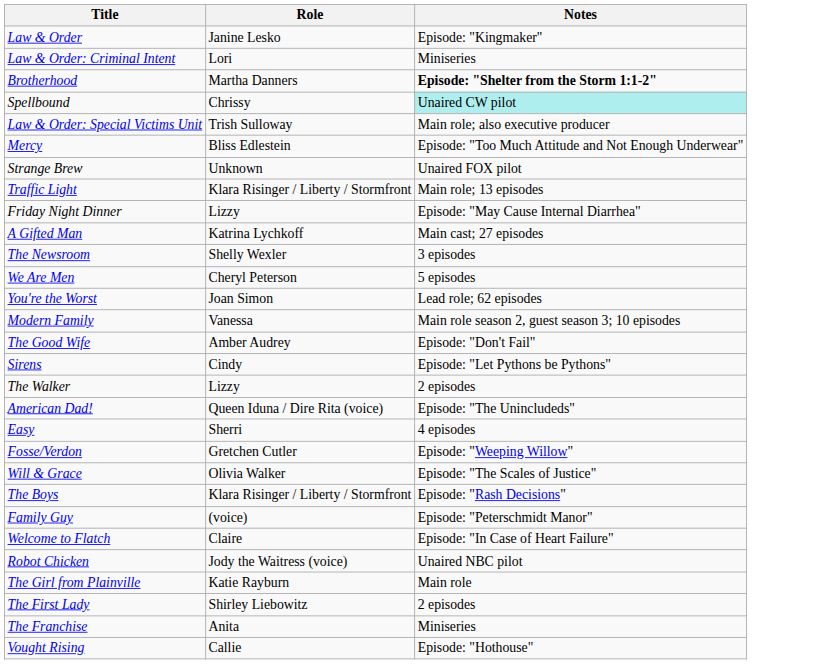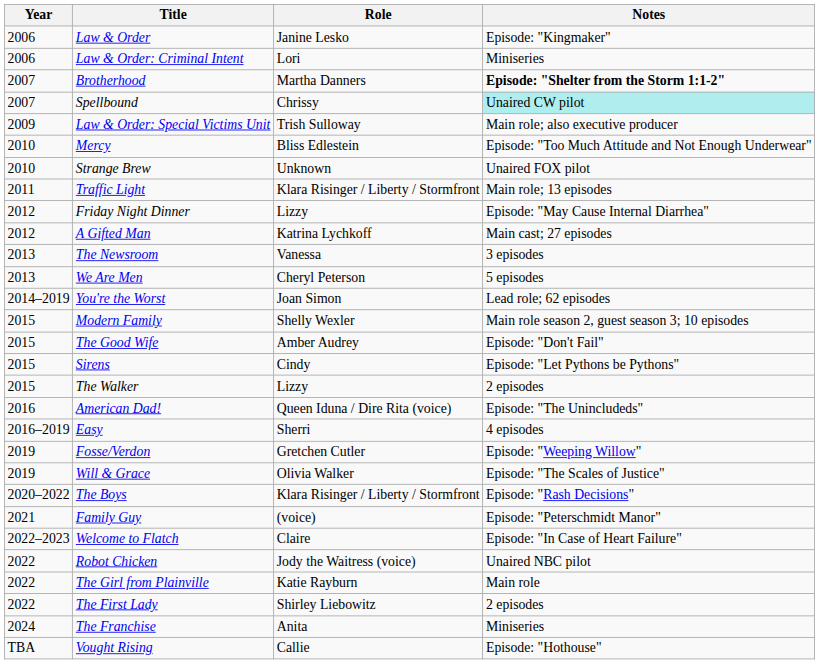+ column: (39, 15)
(247, 255) Shelly Wexler -> (299, 255) Vanessa
(231, 320) Vanessa -> (316, 320) Shelly Wexler
